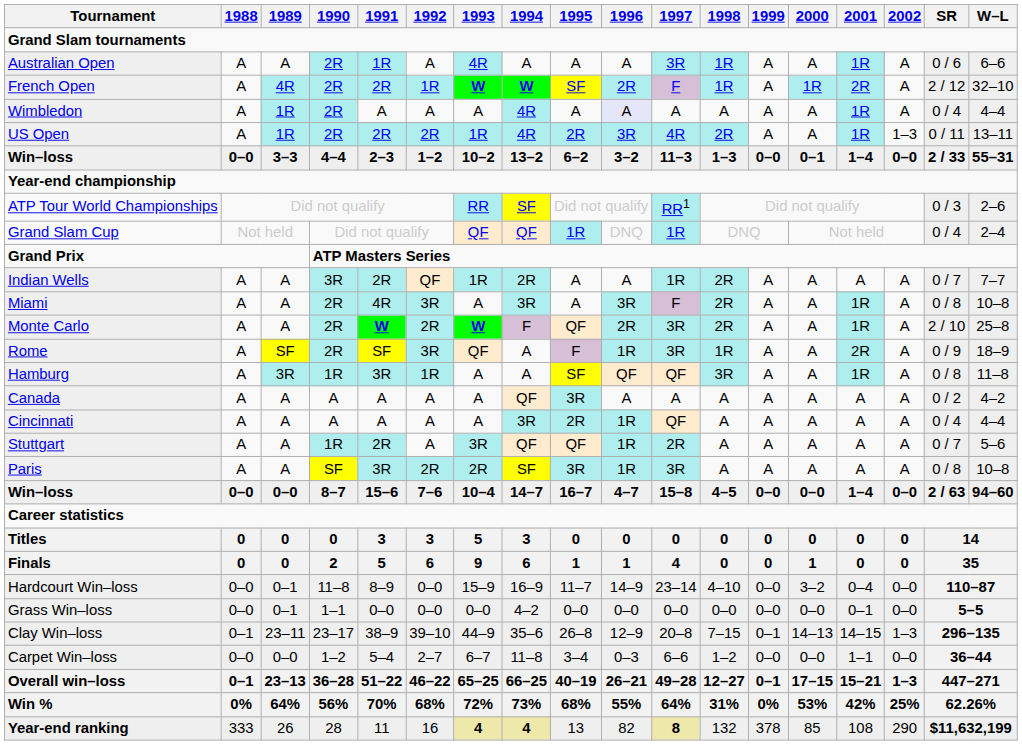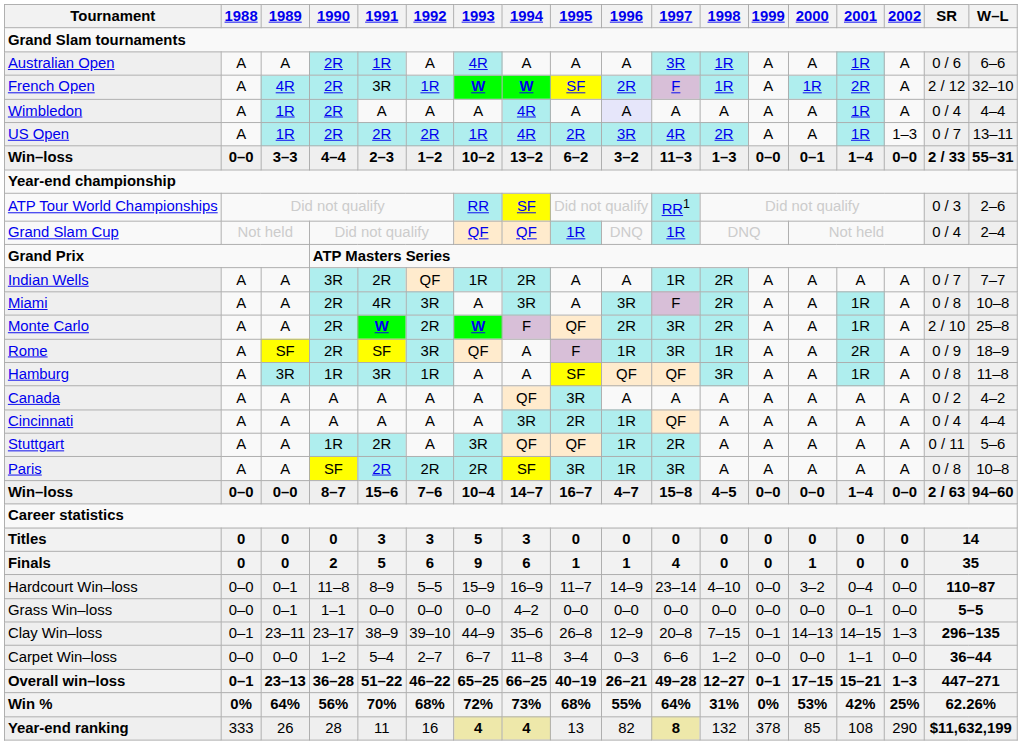(382, 87) 2R -> (382, 87) 3R
(947, 134) 0 / 11 -> (947, 134) 0 / 7
(947, 445) 0 / 7 -> (947, 445) 0 / 11
(382, 468) 3R -> (382, 468) 2R
(430, 586) 0–0 -> (430, 586) 5–5
